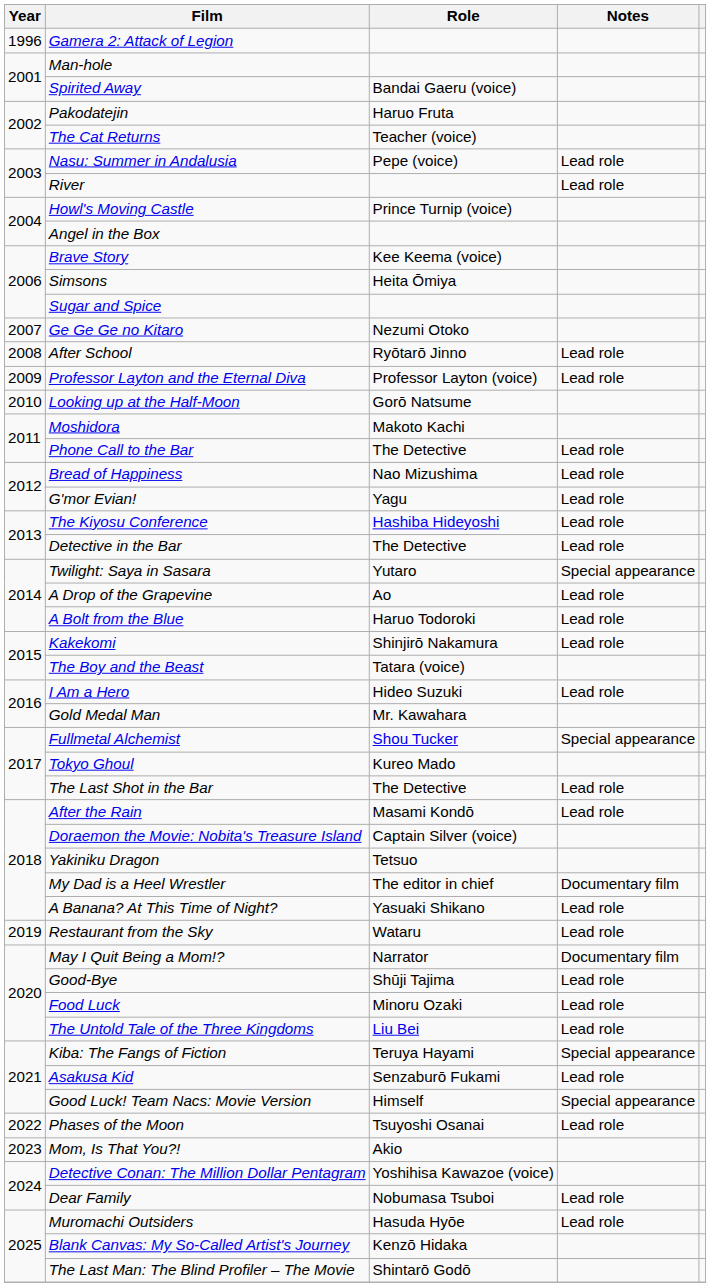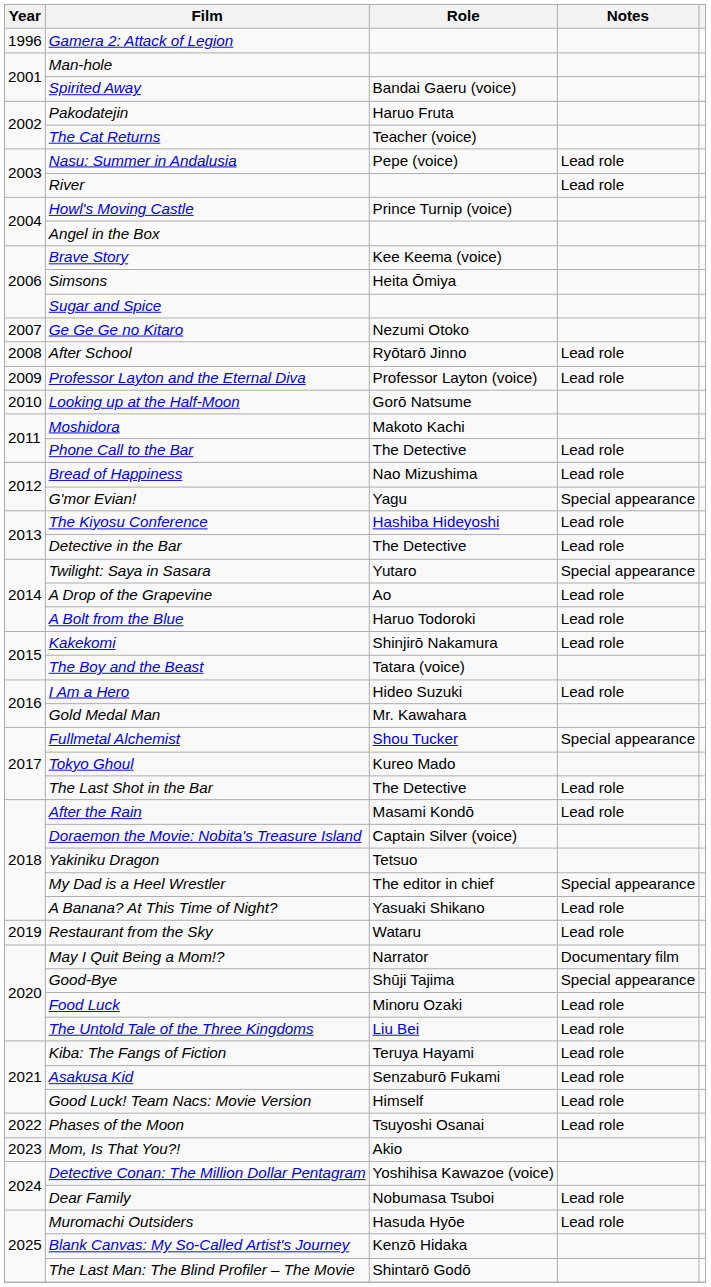(592, 498) Lead role -> (628, 498) Special appearance
(620, 884) Documentary film -> (628, 884) Special appearance
(592, 980) Lead role -> (628, 980) Special appearance
(628, 1053) Special appearance -> (592, 1053) Lead role
(628, 1101) Special appearance -> (592, 1101) Lead role
